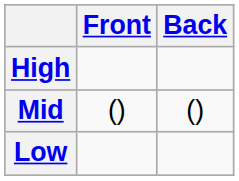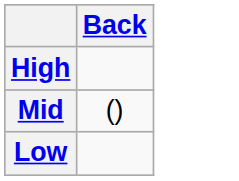- column: (117, 25)
